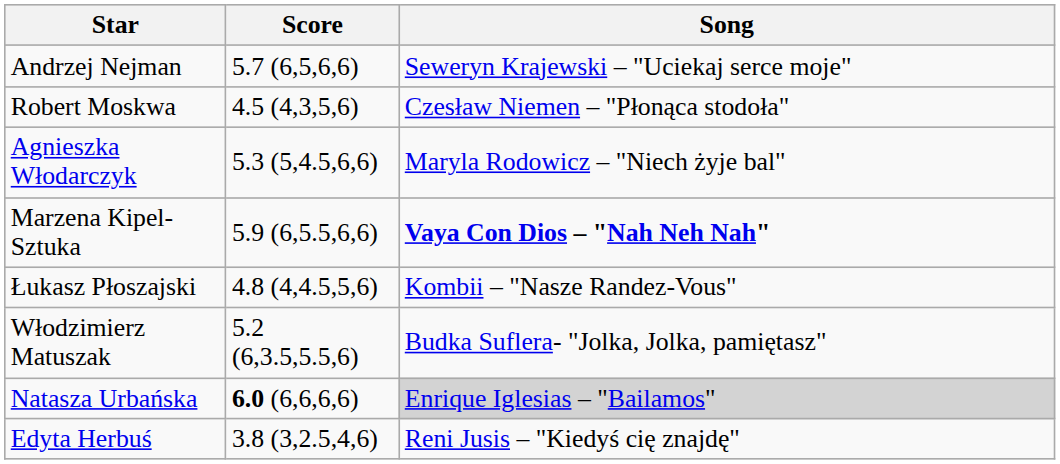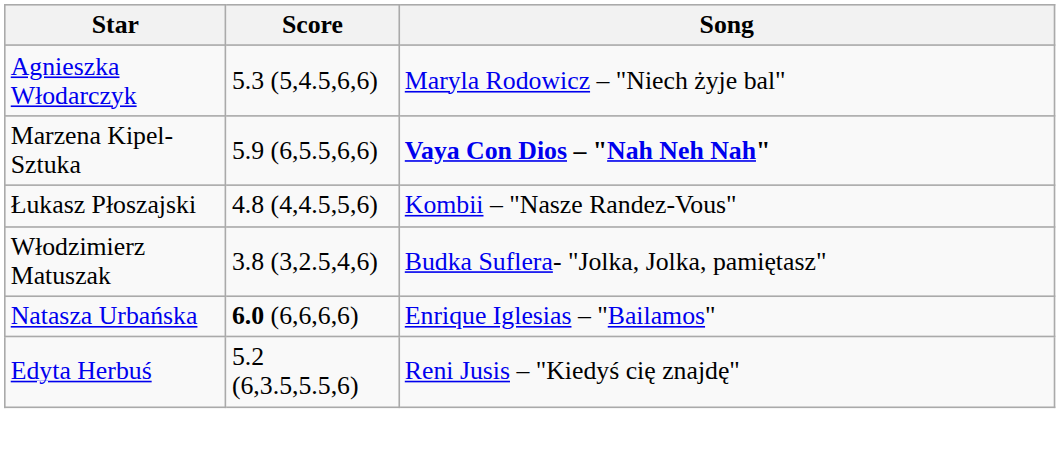- row: (96, 65)
- row: (93, 106)
(295, 342) 5.2 (6,3.5,5.5,6) -> (305, 260) 3.8 (3,2.5,4,6)
(560, 397) lightgrey background -> (560, 316) no background
(305, 438) 3.8 (3,2.5,4,6) -> (295, 371) 5.2 (6,3.5,5.5,6)
